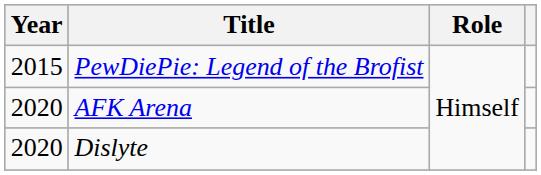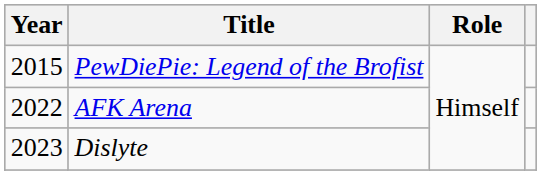(37, 107) 2020 -> (37, 107) 2022
(37, 148) 2020 -> (37, 148) 2023
